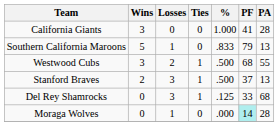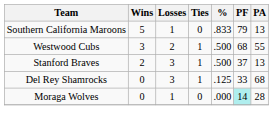- row: (66, 29)
